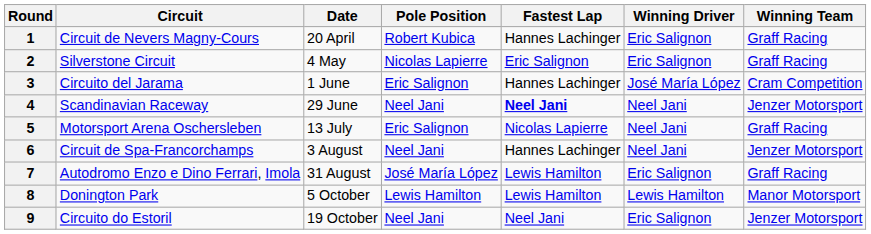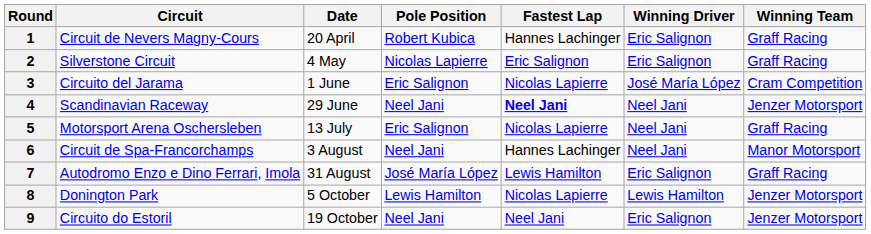(563, 83) Hannes Lachinger -> (556, 83) Nicolas Lapierre
(805, 150) Jenzer Motorsport -> (804, 150) Manor Motorsport
(553, 195) Lewis Hamilton -> (556, 195) Nicolas Lapierre
(804, 195) Manor Motorsport -> (805, 195) Jenzer Motorsport
